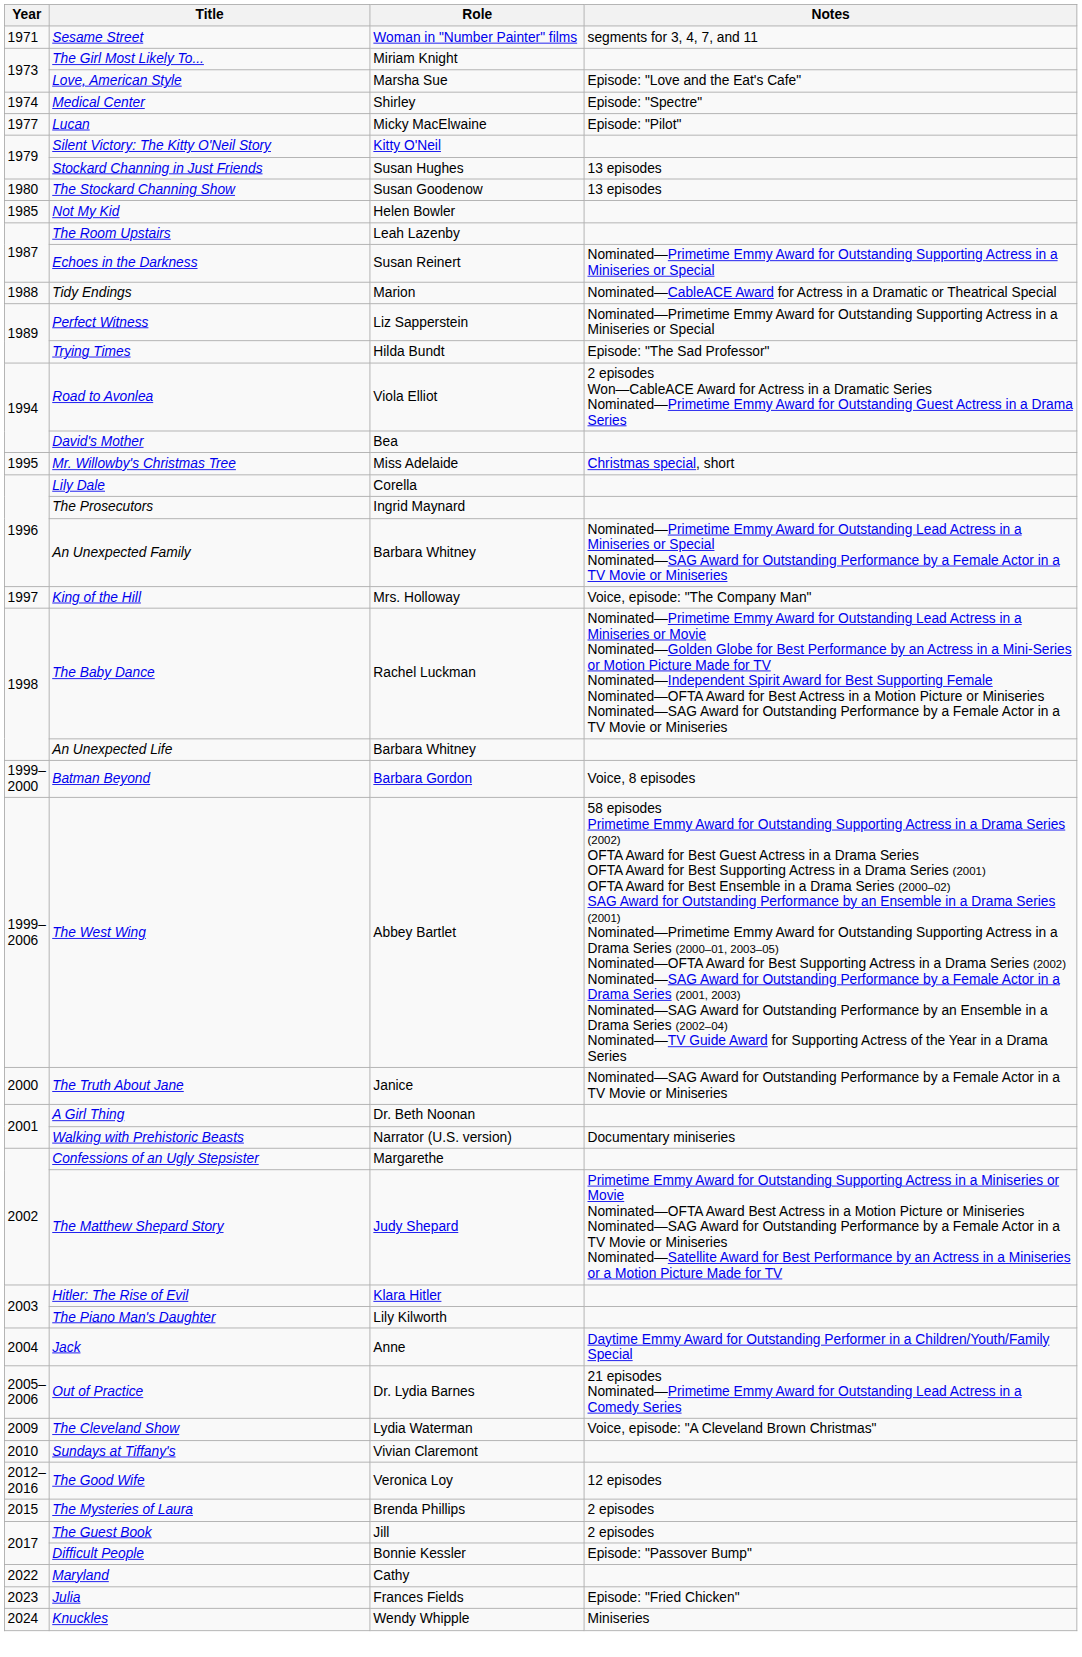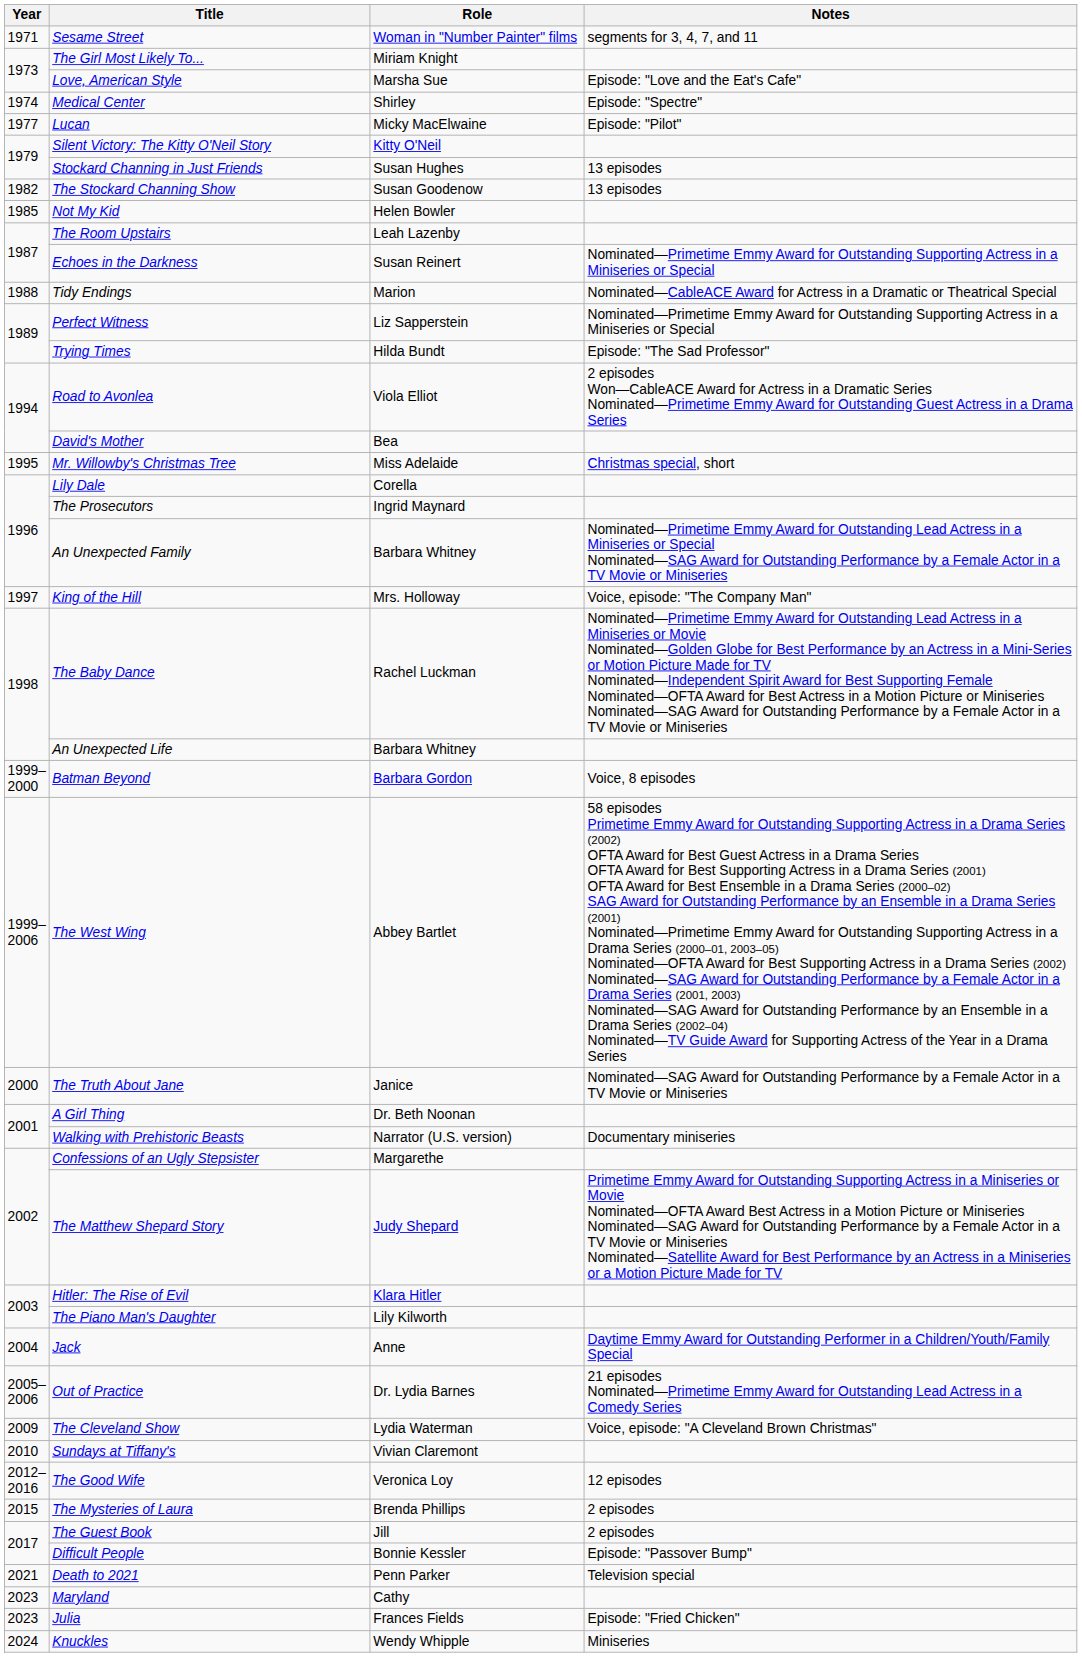(23, 189) 1980 -> (23, 189) 1982
+ row: (95, 1575)
(23, 1575) 2022 -> (23, 1597) 2023
